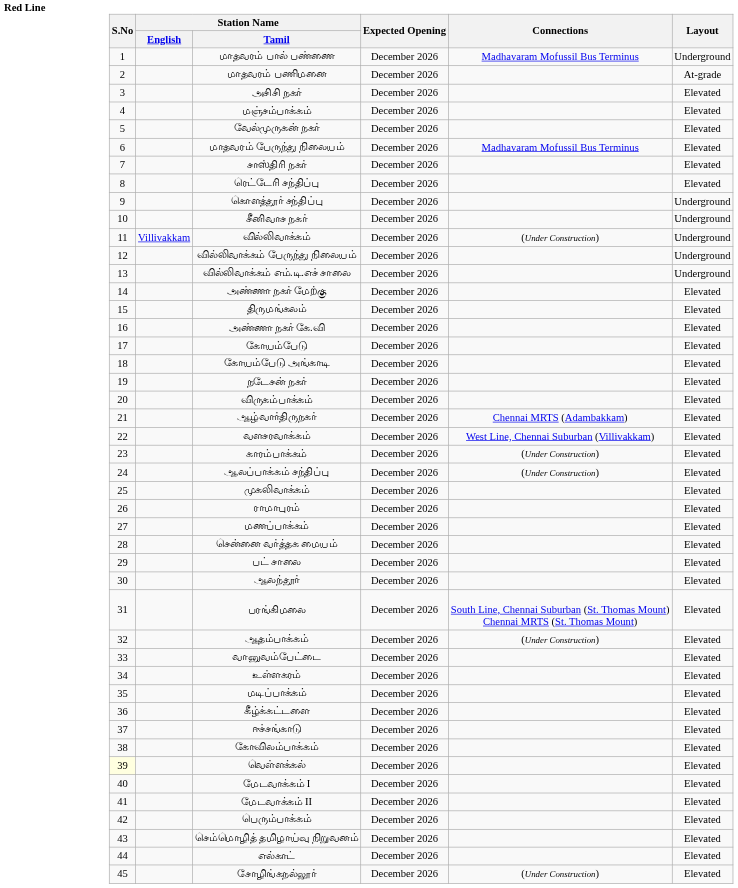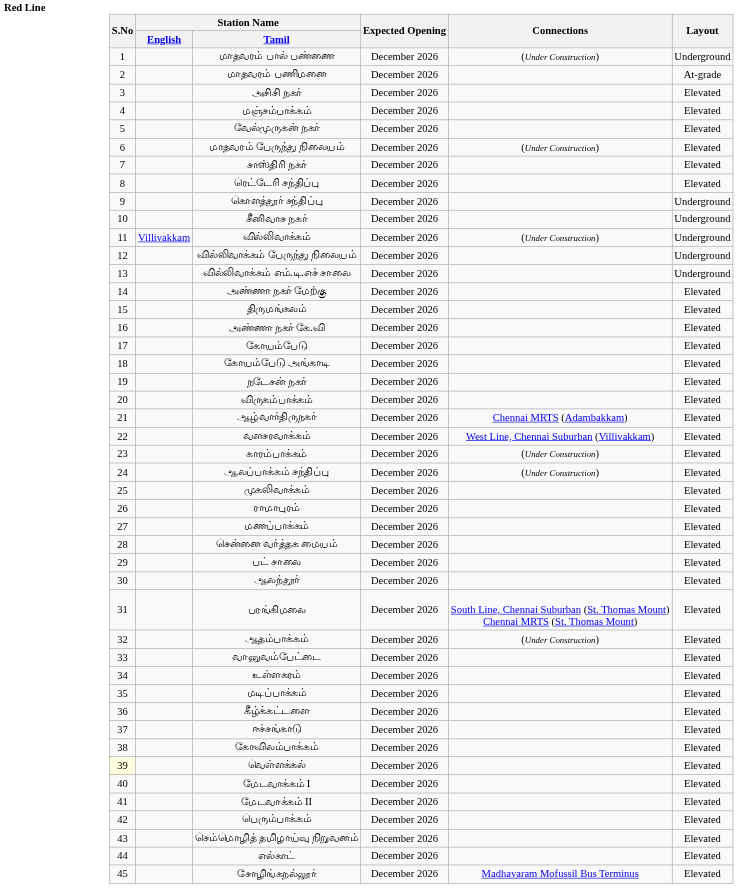(560, 56) Madhavaram Mofussil Bus Terminus -> (560, 56) (Under Construction)
(560, 147) Madhavaram Mofussil Bus Terminus -> (560, 147) (Under Construction)
(560, 874) (Under Construction) -> (560, 874) Madhavaram Mofussil Bus Terminus
